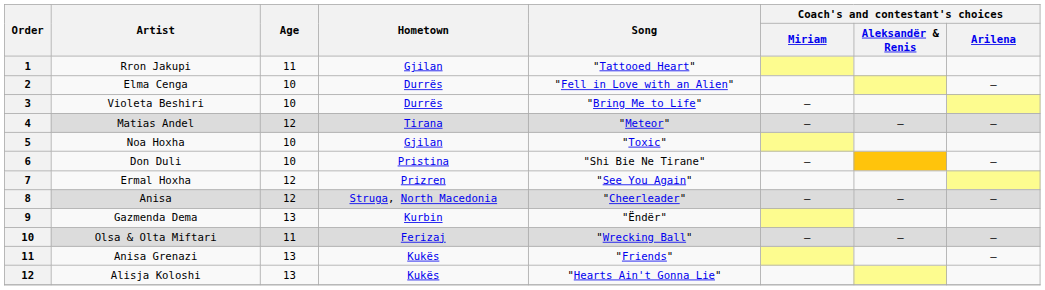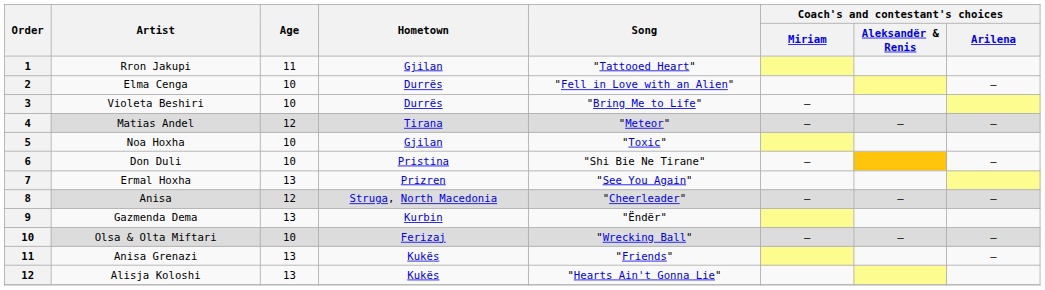(289, 180) 12 -> (289, 180) 13
(289, 237) 11 -> (289, 237) 10
